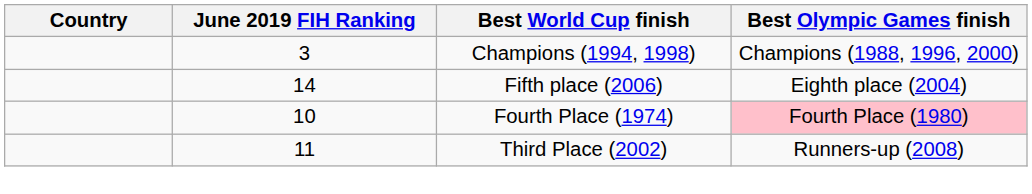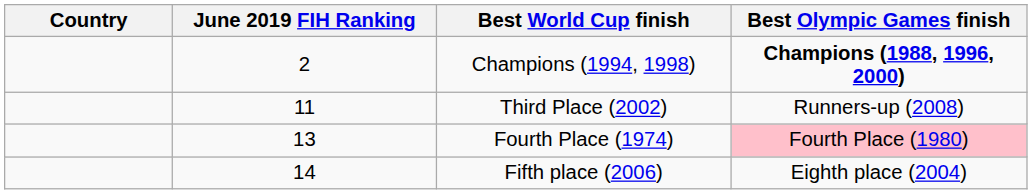(304, 52) 3 -> (304, 64) 2
(879, 52) normal -> (879, 64) bold
rows swapped: (584, 149) <-> (584, 85)
(304, 117) 10 -> (304, 140) 13
